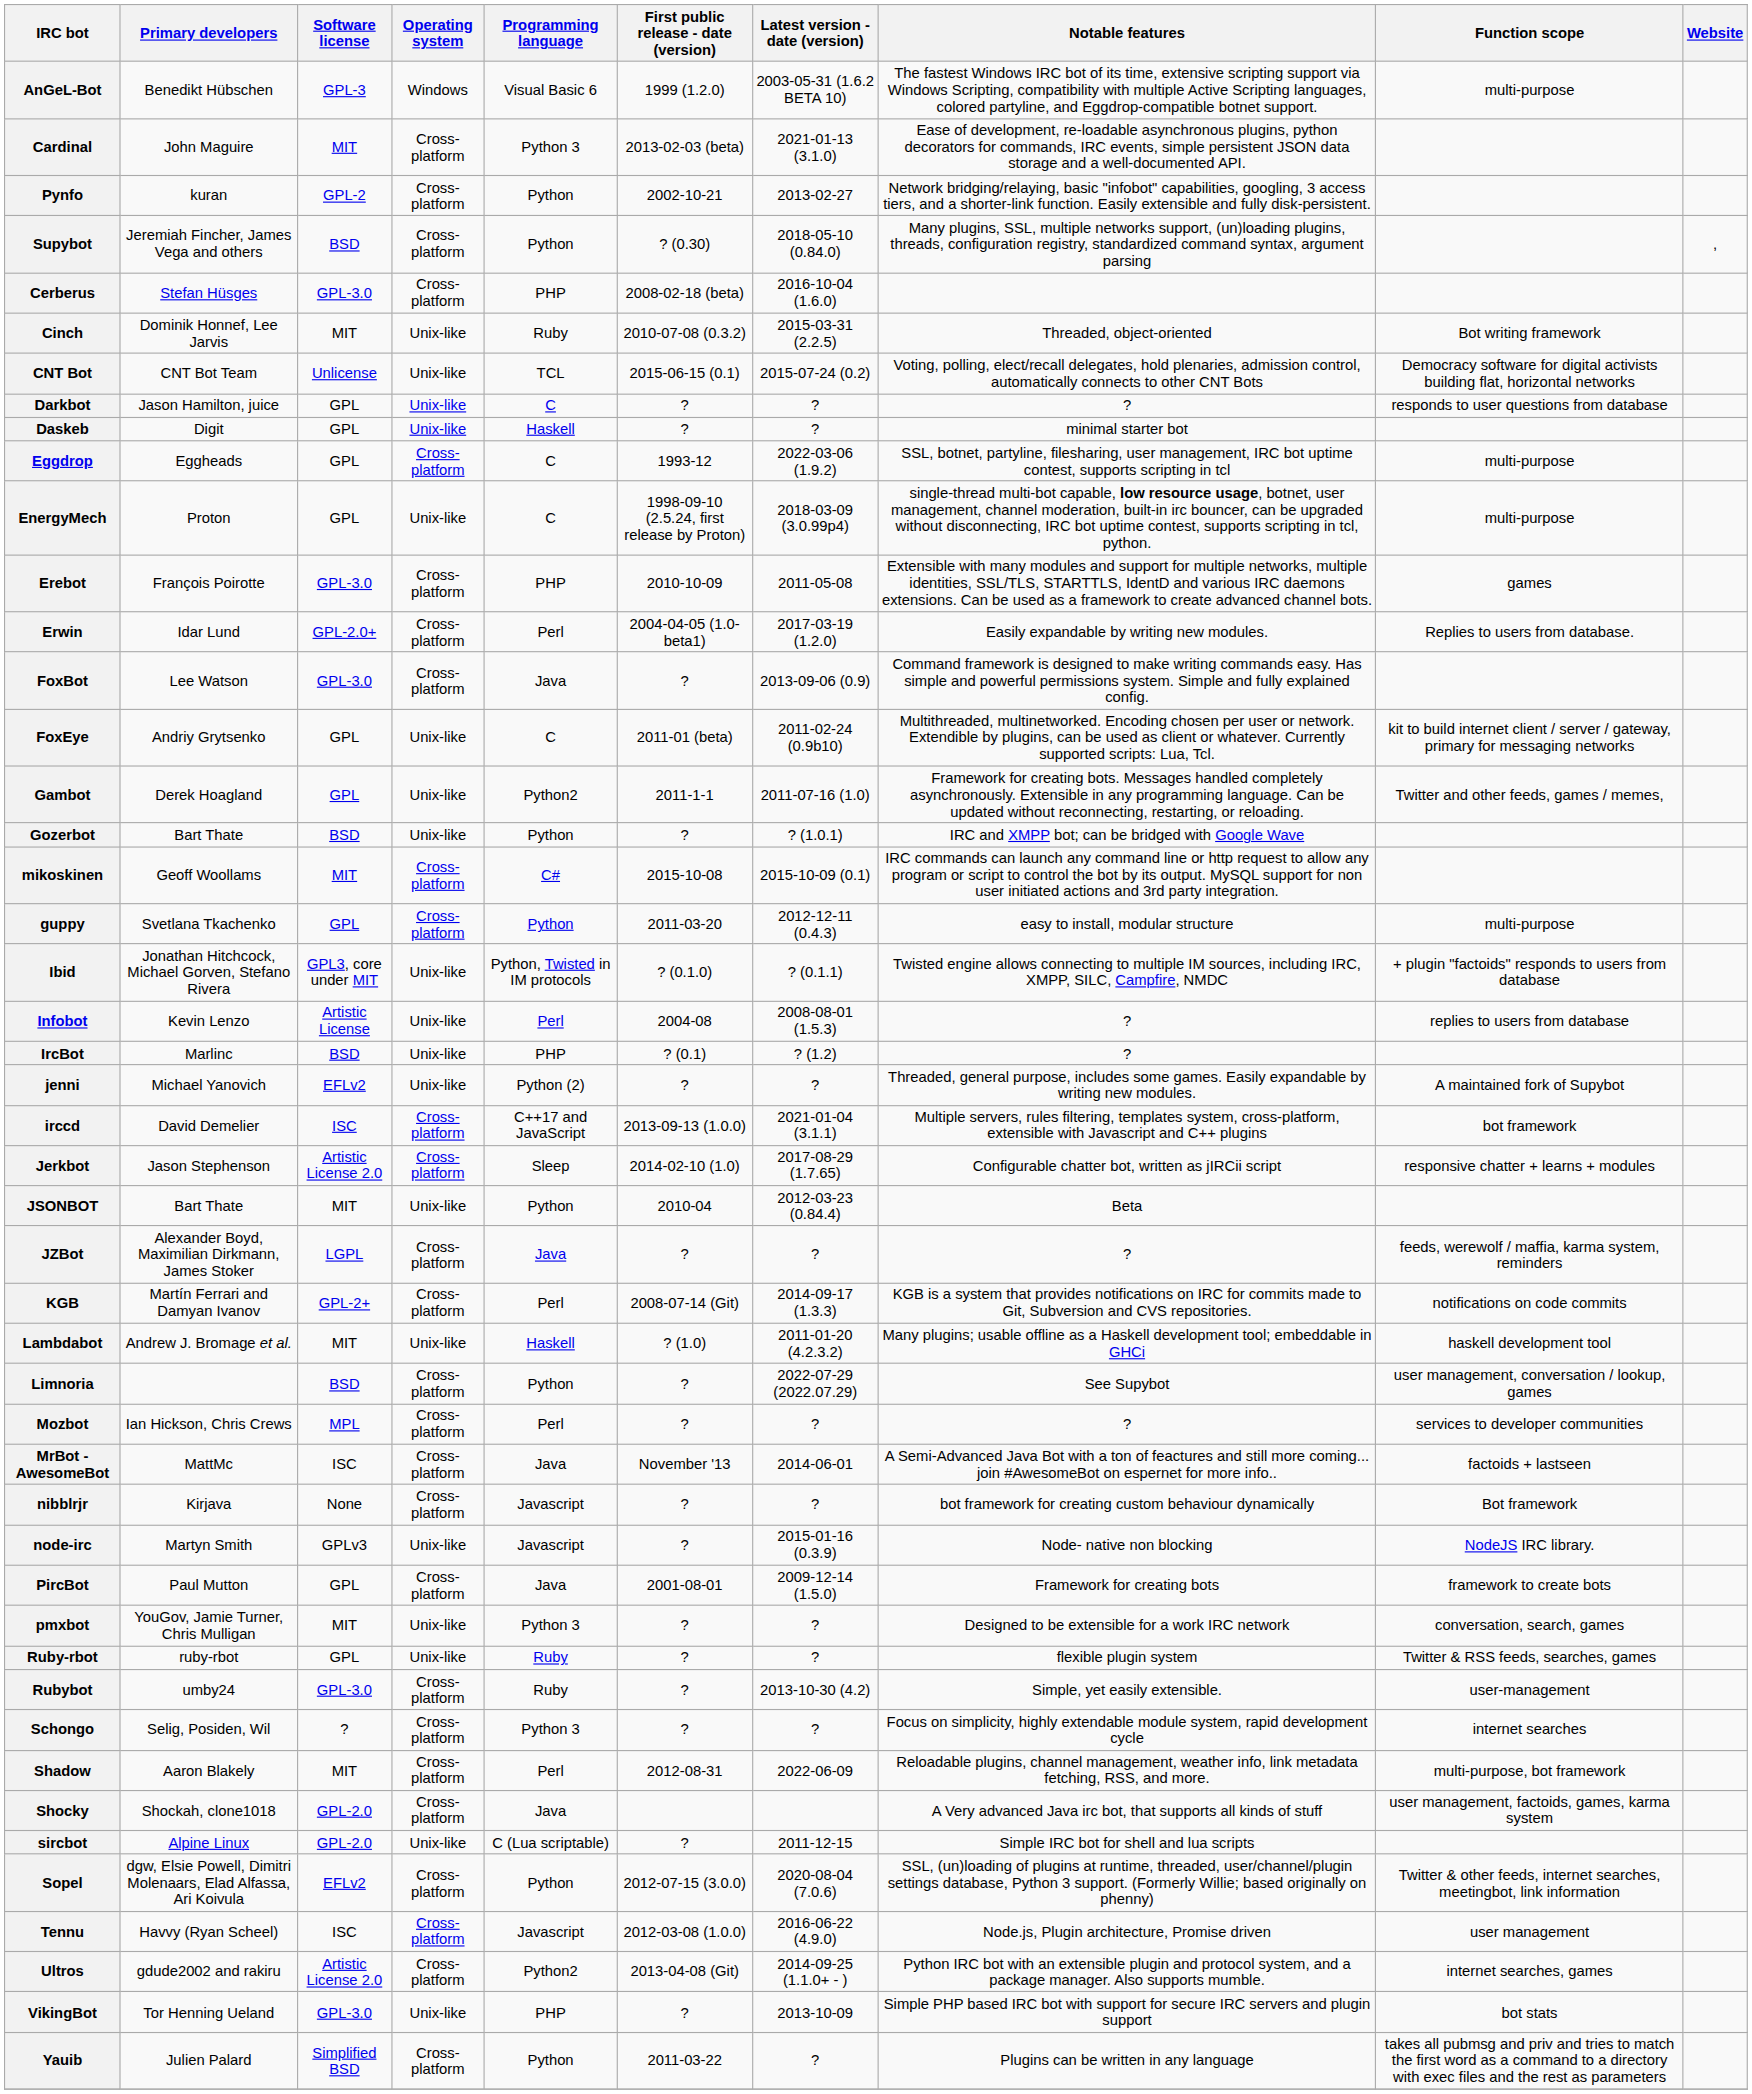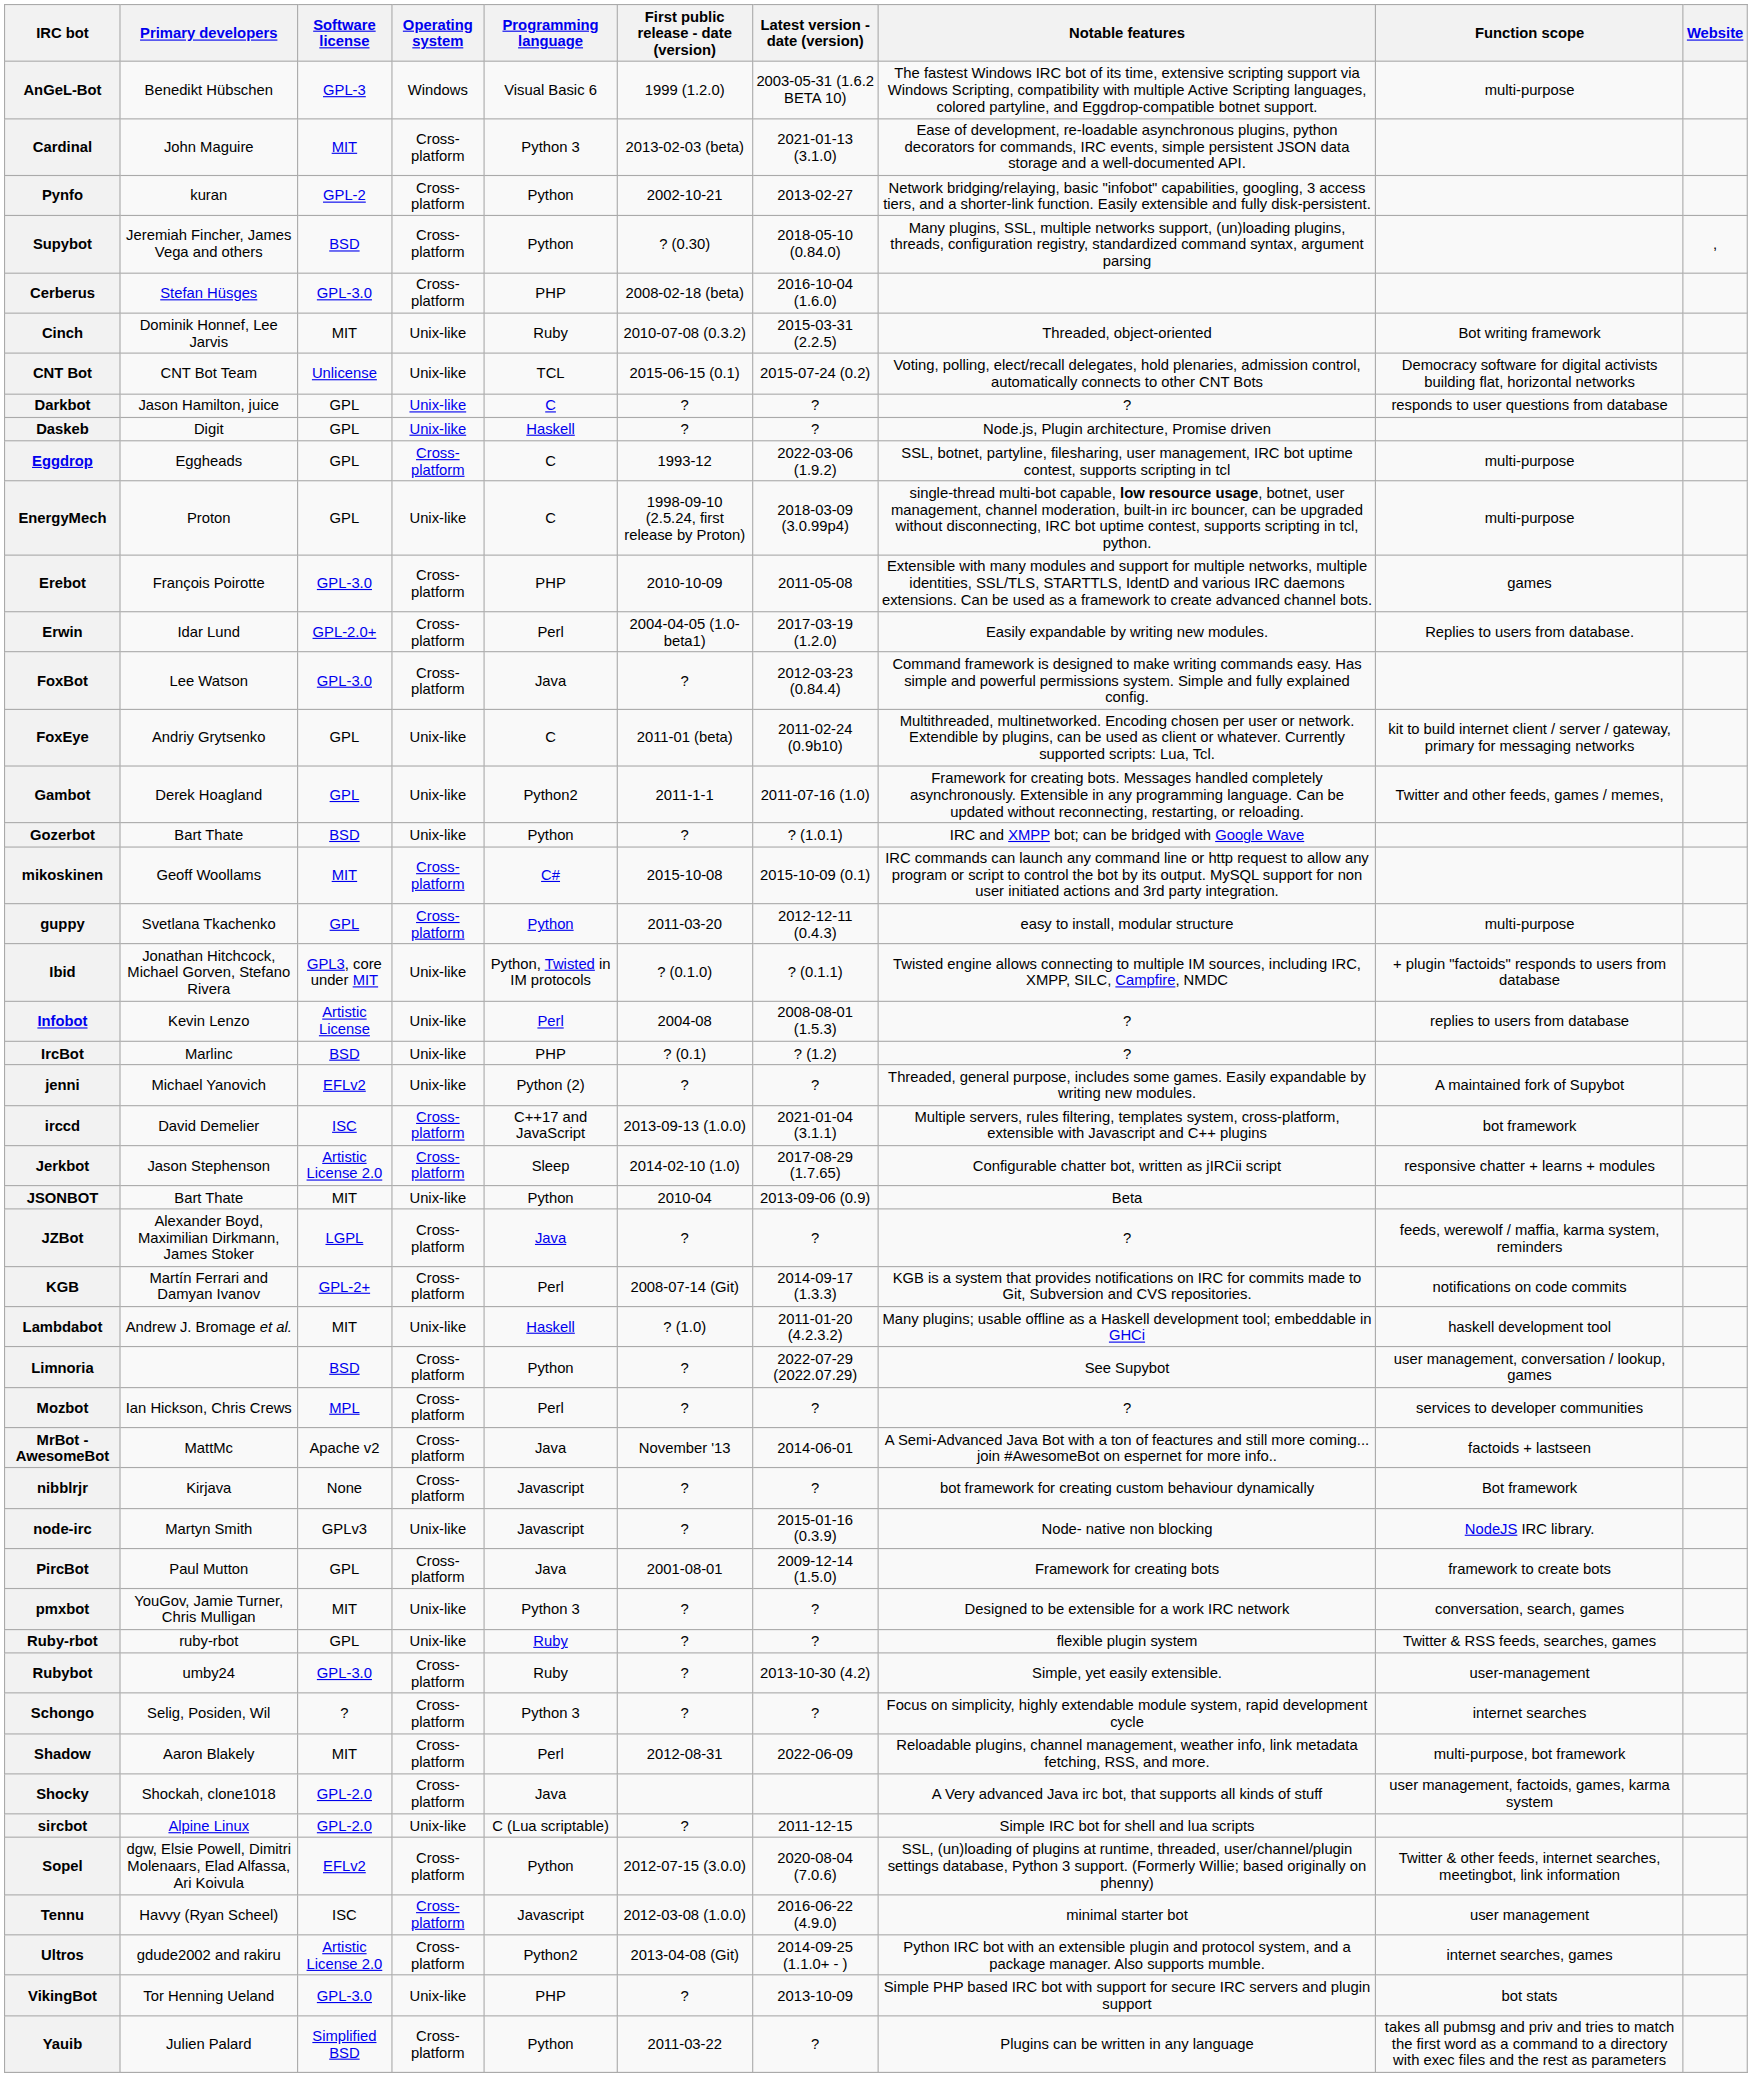(1127, 429) minimal starter bot -> (1127, 429) Node.js, Plugin architecture, Promise driven
(815, 681) 2013-09-06 (0.9) -> (815, 681) 2012-03-23 (0.84.4)
(815, 1206) 2012-03-23 (0.84.4) -> (815, 1198) 2013-09-06 (0.9)
(344, 1465) ISC -> (344, 1448) Apache v2
(1127, 1932) Node.js, Plugin architecture, Promise driven -> (1127, 1915) minimal starter bot
